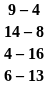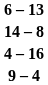rows swapped: (24, 76) <-> (24, 10)
